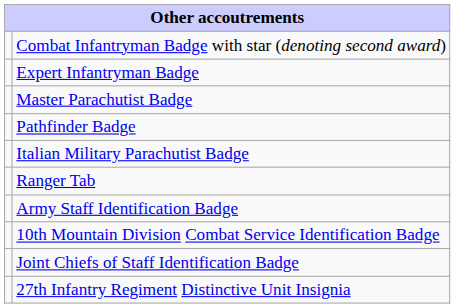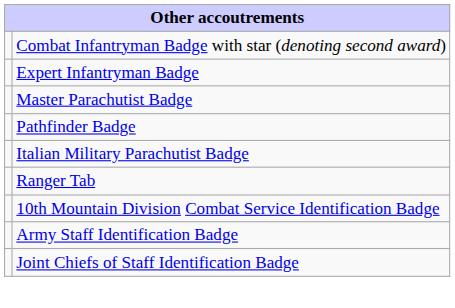rows swapped: (228, 235) <-> (127, 208)
- row: (184, 289)
